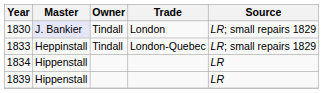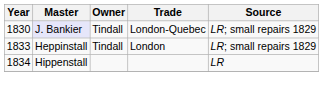(148, 29) London -> (168, 29) London-Quebec
(168, 46) London-Quebec -> (148, 46) London
- row: (19, 79)
